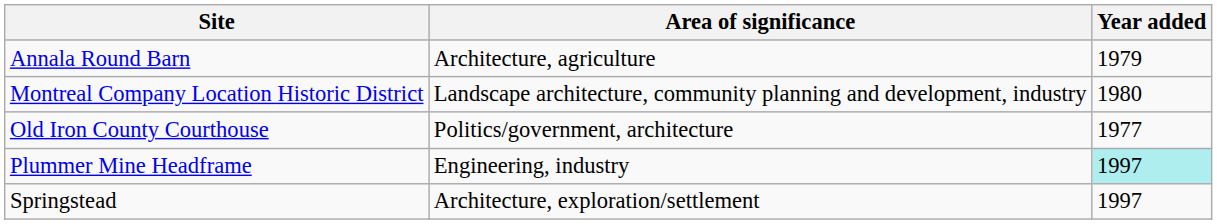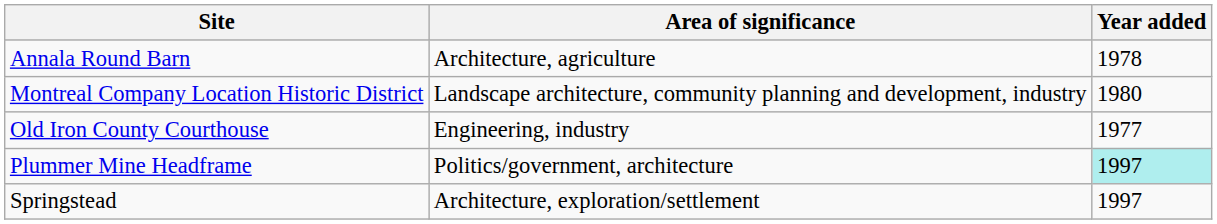(1120, 58) 1979 -> (1120, 58) 1978
(584, 129) Politics/government, architecture -> (532, 129) Engineering, industry
(532, 165) Engineering, industry -> (584, 165) Politics/government, architecture
